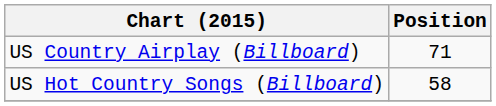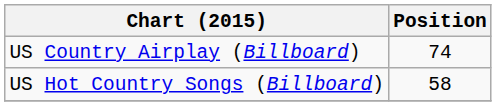(440, 52) 71 -> (440, 52) 74
